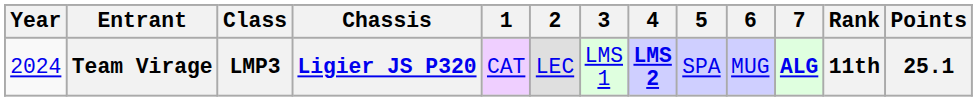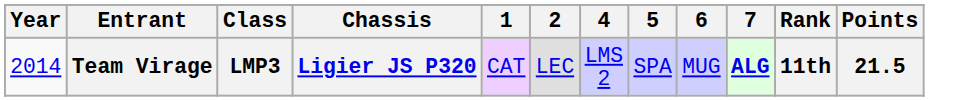- column: (604, 22)
(36, 67) 2024 -> (36, 67) 2014
(653, 67) bold -> (604, 67) normal
(929, 67) 25.1 -> (880, 67) 21.5
